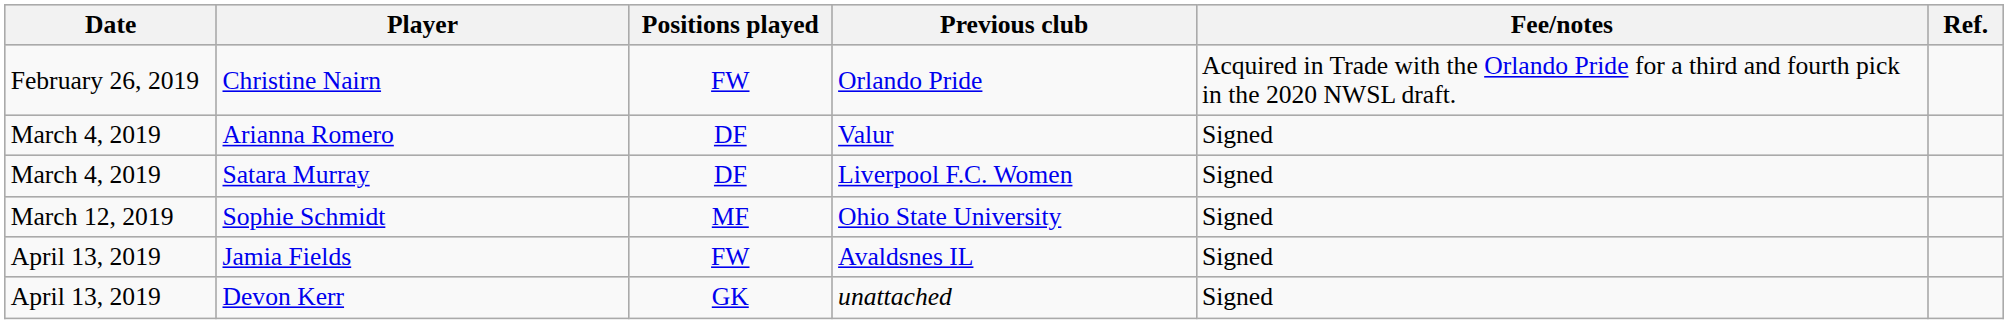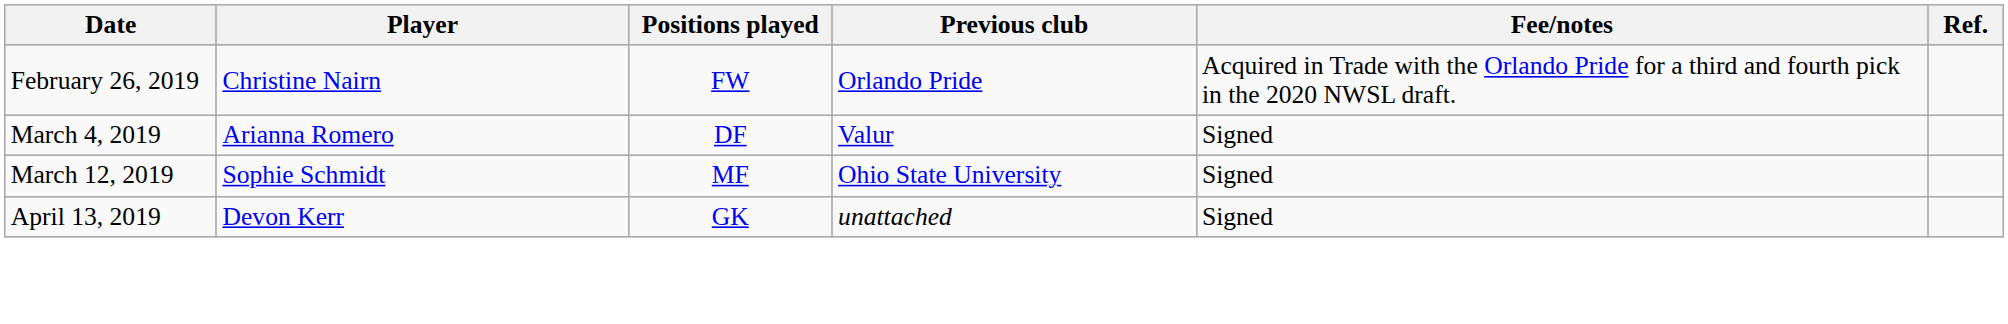- row: (296, 175)
- row: (287, 256)
